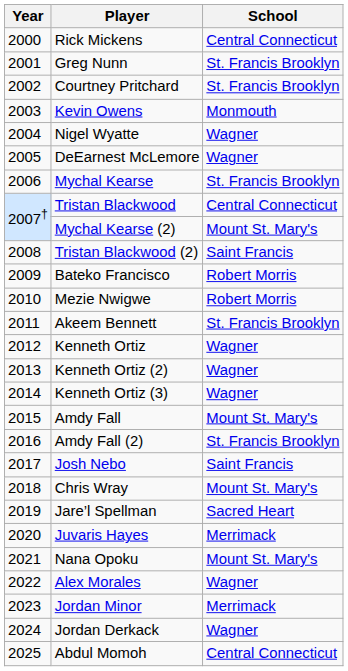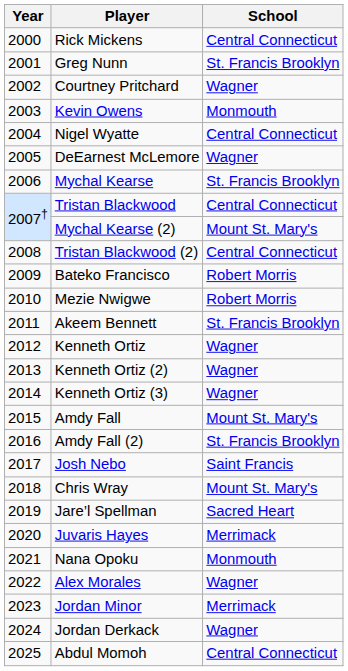(273, 87) St. Francis Brooklyn -> (232, 87) Wagner
(232, 134) Wagner -> (272, 134) Central Connecticut
(250, 252) Saint Francis -> (272, 252) Central Connecticut
(262, 559) Mount St. Mary's -> (241, 559) Monmouth
